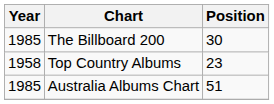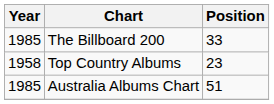(214, 39) 30 -> (214, 39) 33
